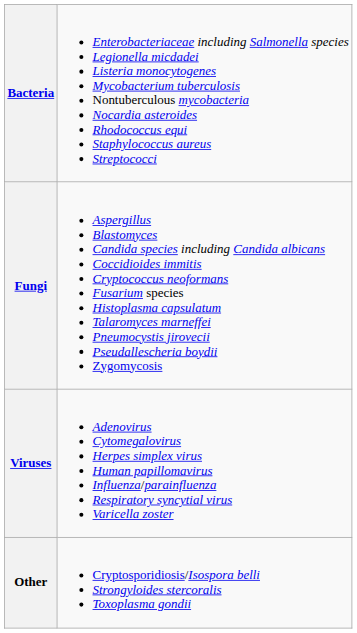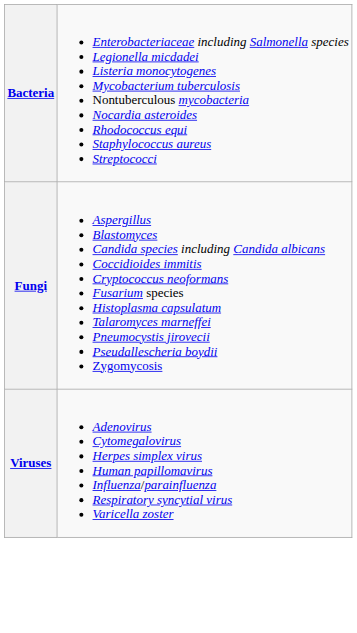- row: (31, 582)
